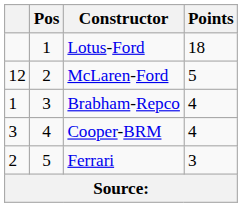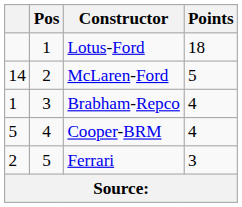(17, 75) 12 -> (17, 75) 14
(13, 132) 3 -> (13, 132) 5
